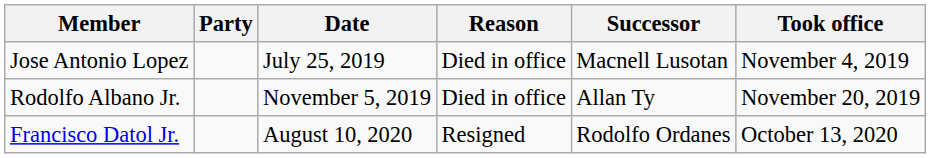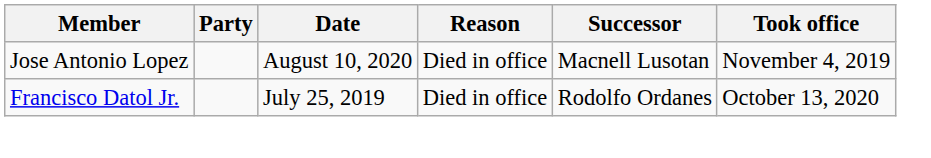(324, 60) July 25, 2019 -> (338, 60) August 10, 2020
- row: (95, 97)
(338, 134) August 10, 2020 -> (324, 97) July 25, 2019
(483, 134) Resigned -> (485, 97) Died in office
